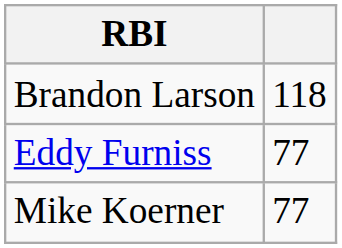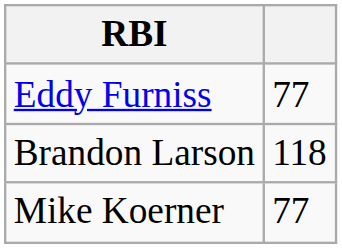rows swapped: (134, 93) <-> (113, 152)
